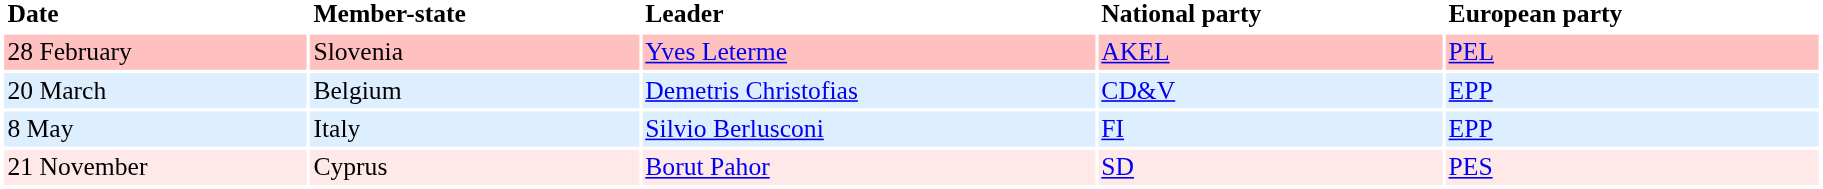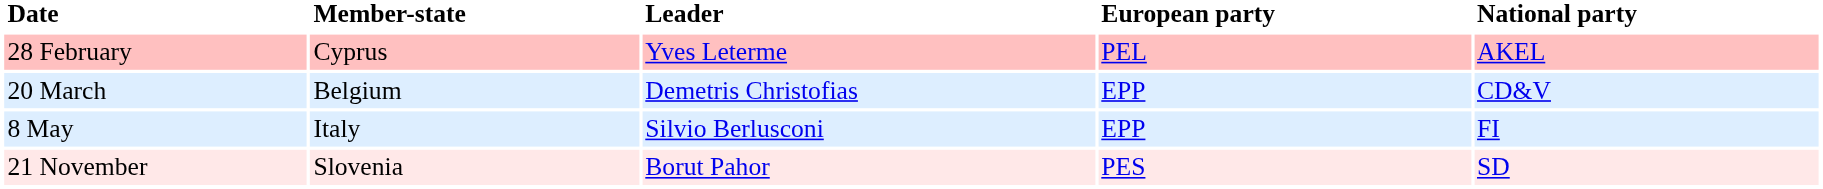columns swapped: (1181, 13) <-> (1535, 13)
(358, 51) Slovenia -> (350, 51) Cyprus
(350, 167) Cyprus -> (358, 167) Slovenia
